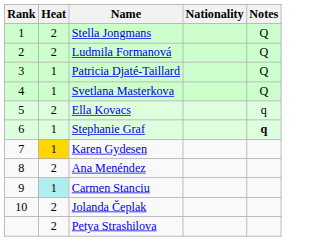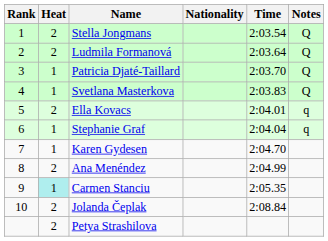+ column: (268, 14)
(264, 129) bold -> (306, 129) normal
(54, 149) gold background -> (54, 149) no background
